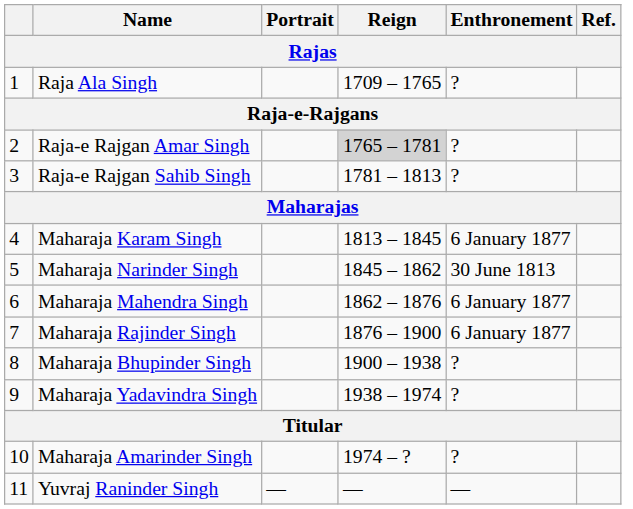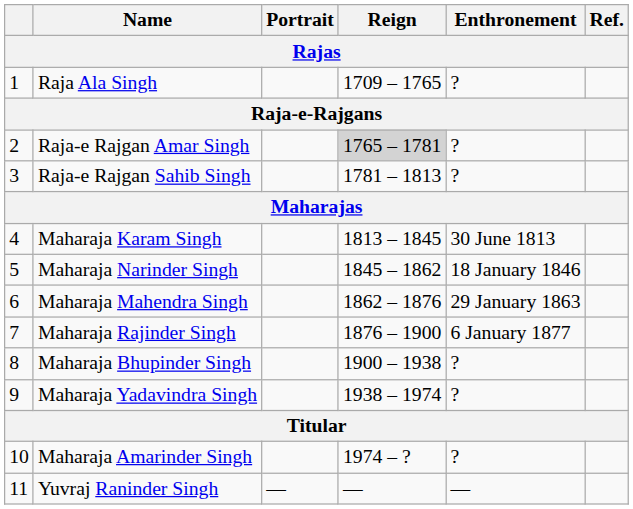(511, 238) 6 January 1877 -> (503, 238) 30 June 1813
(503, 269) 30 June 1813 -> (515, 269) 18 January 1846
(511, 301) 6 January 1877 -> (515, 301) 29 January 1863
